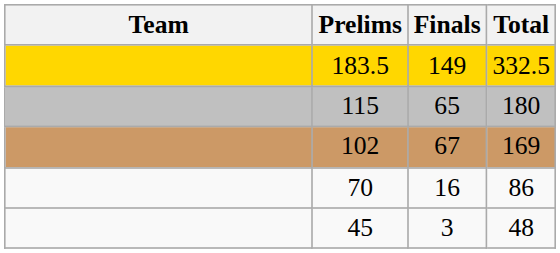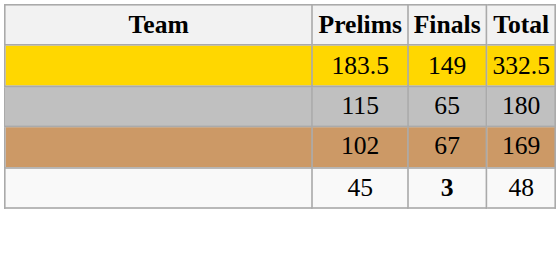- row: (360, 187)
(447, 227) normal -> (447, 187) bold
